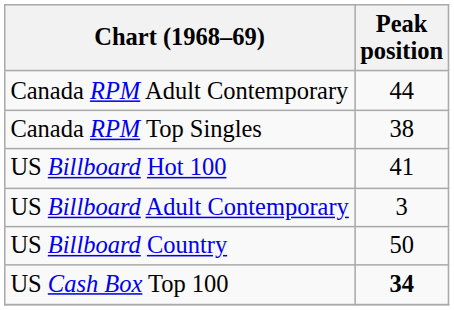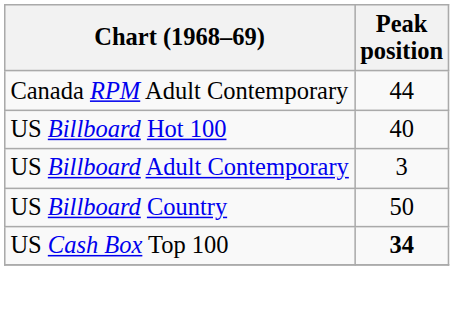- row: (136, 129)
(402, 167) 41 -> (402, 129) 40
